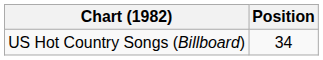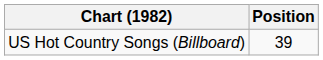(284, 42) 34 -> (284, 42) 39
